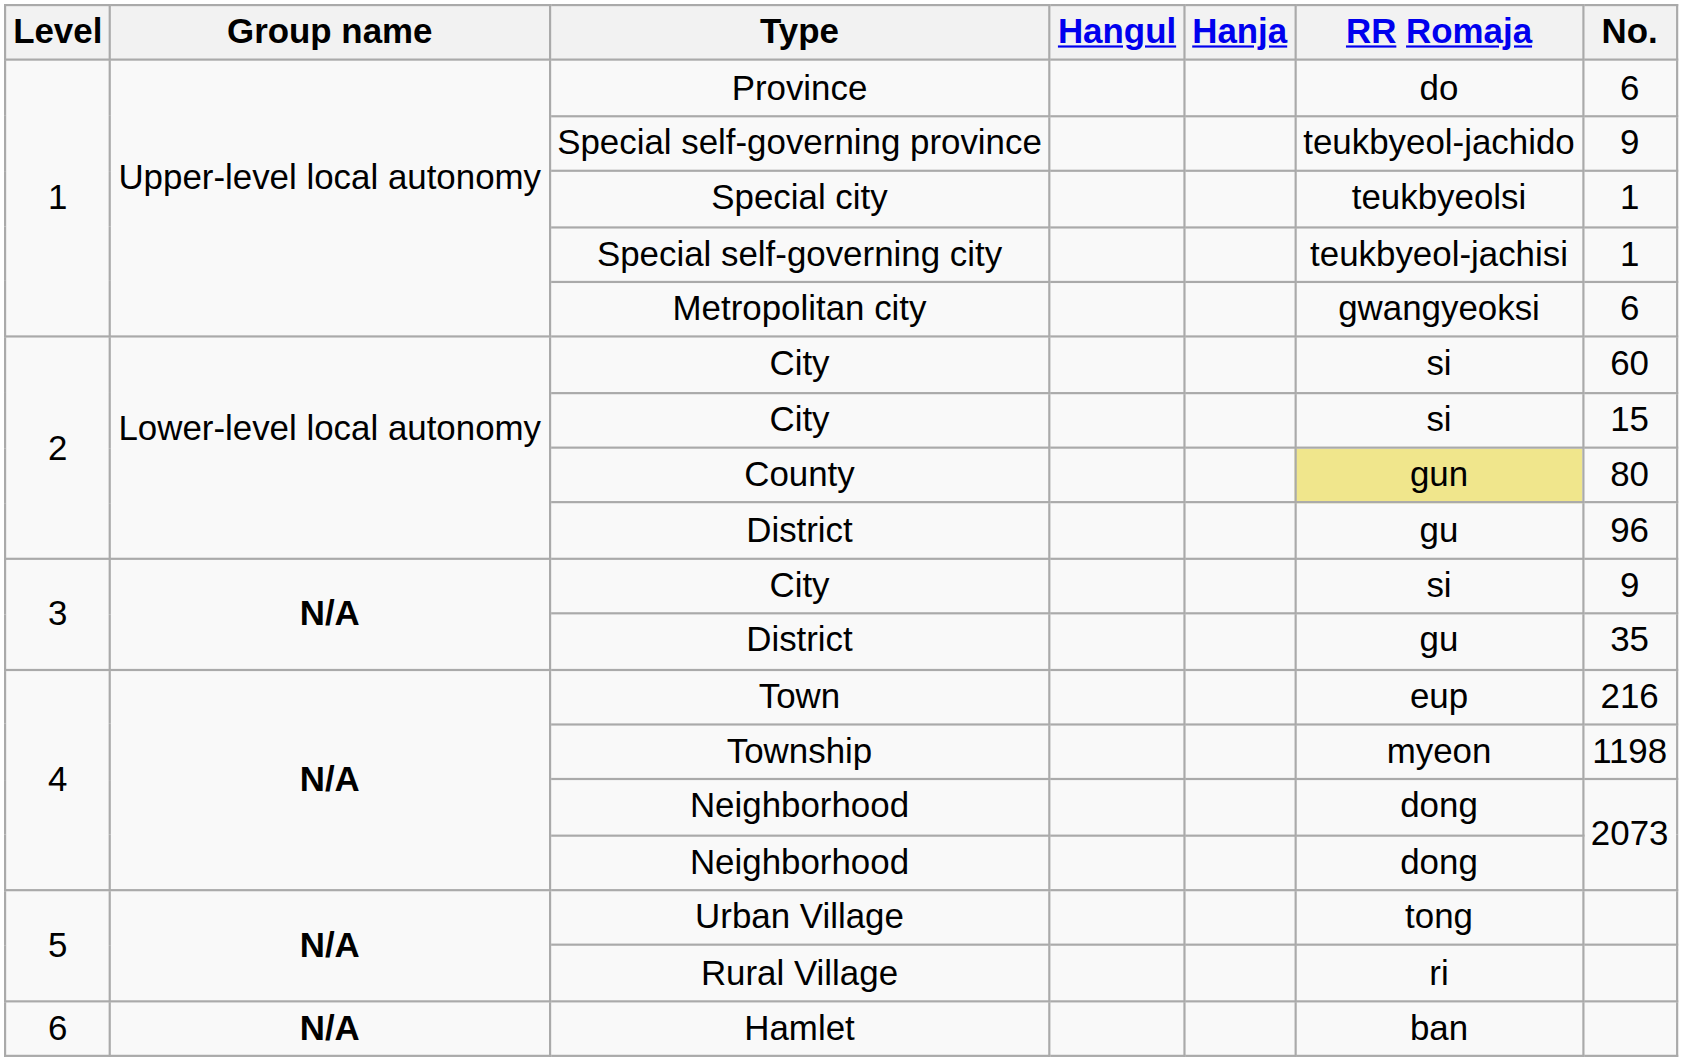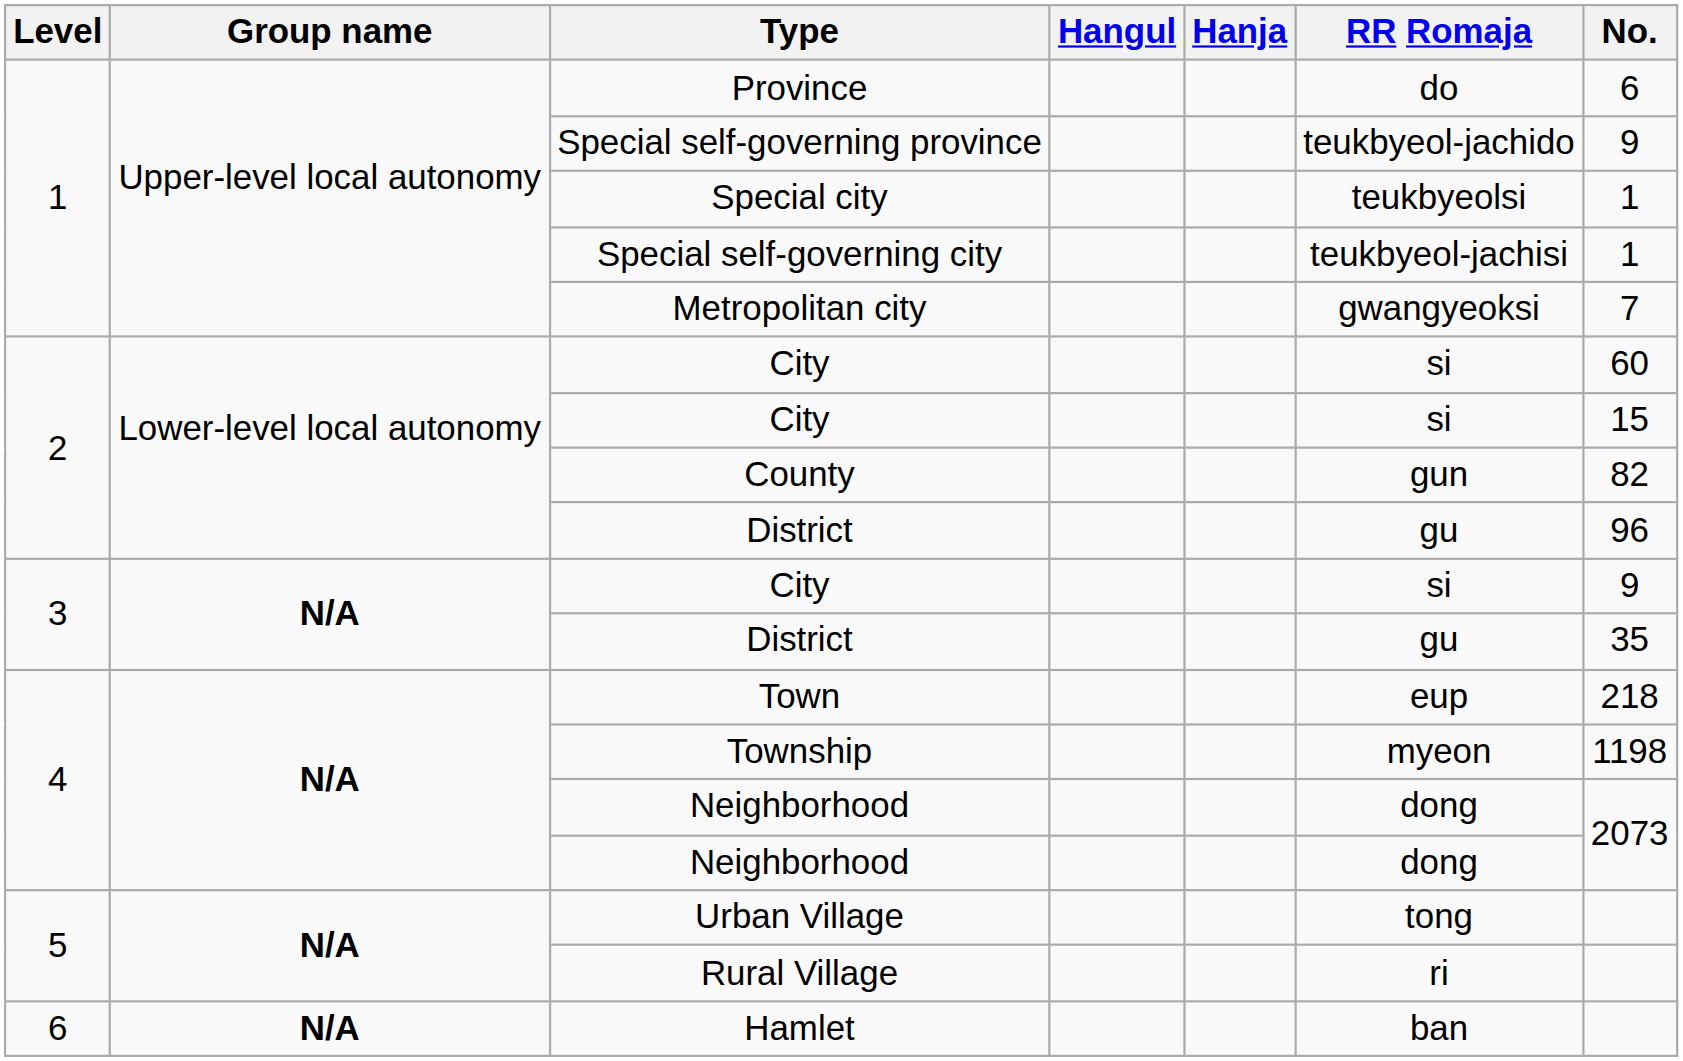(1630, 308) 6 -> (1630, 308) 7
(1439, 474) khaki background -> (1439, 474) no background
(1630, 474) 80 -> (1630, 474) 82
(1630, 695) 216 -> (1630, 695) 218
